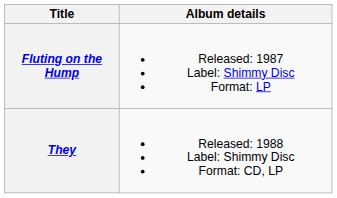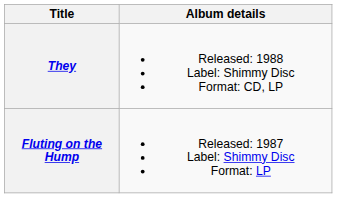rows swapped: (62, 66) <-> (62, 150)
